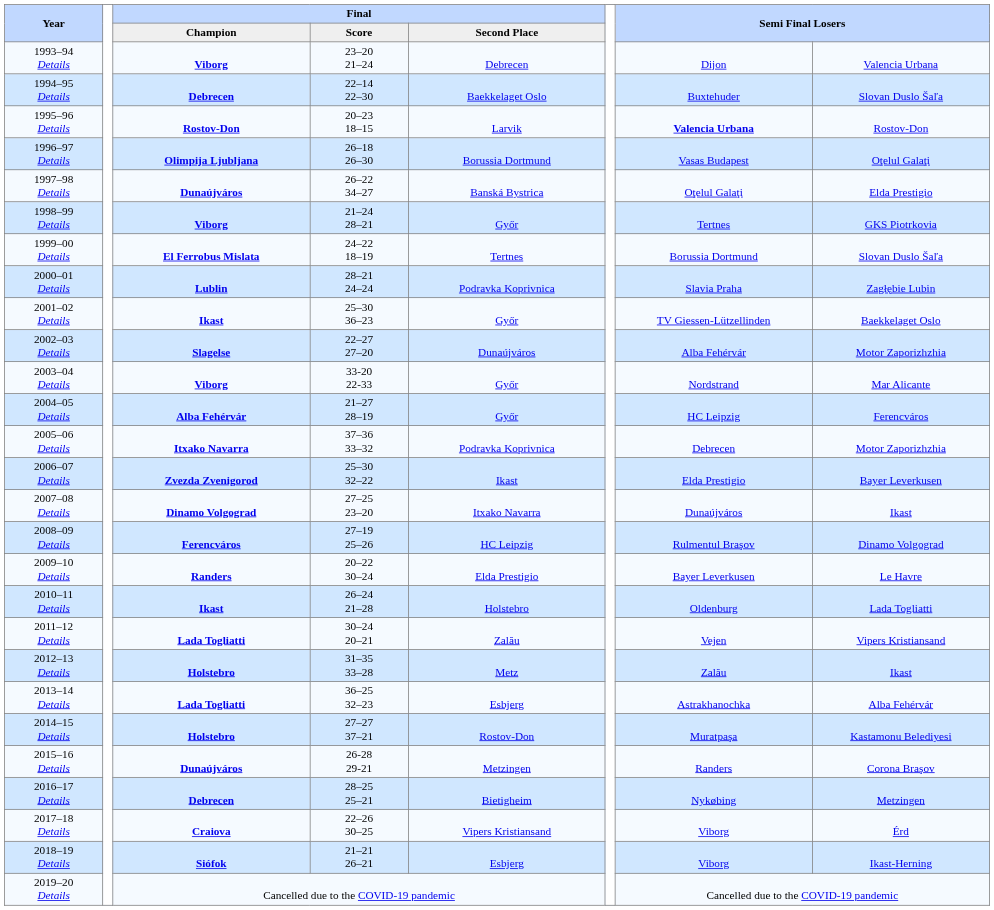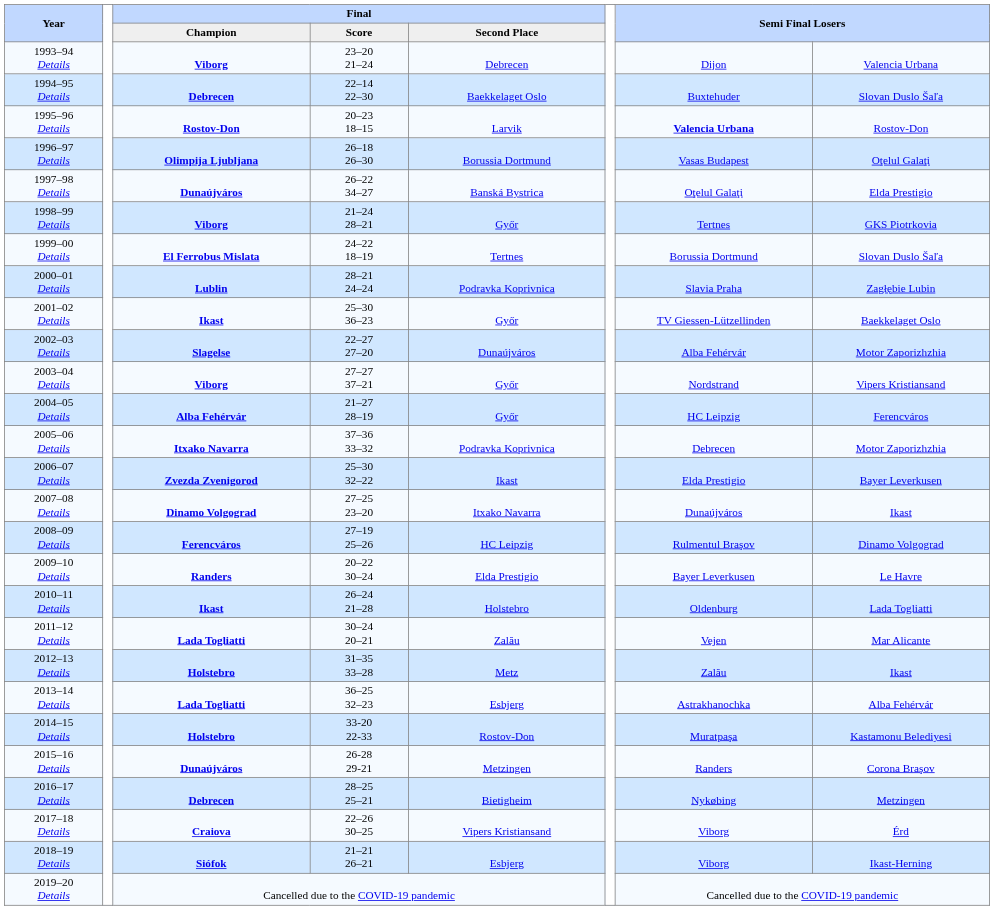(359, 377) 33-20 22-33 -> (359, 377) 27–27 37–21
(901, 384) Mar Alicante -> (901, 384) Vipers Kristiansand
(901, 640) Vipers Kristiansand -> (901, 640) Mar Alicante
(359, 729) 27–27 37–21 -> (359, 729) 33-20 22-33
